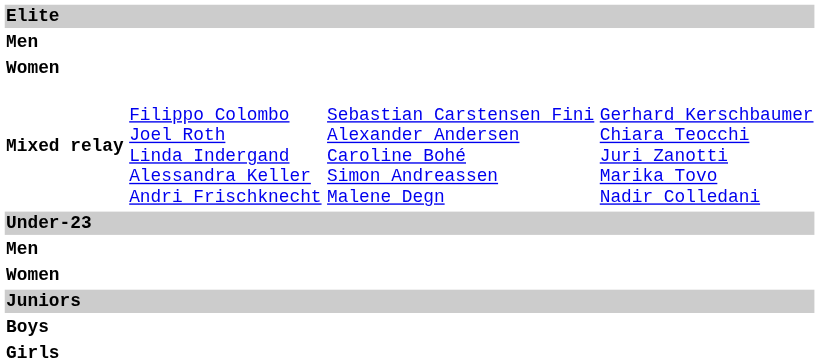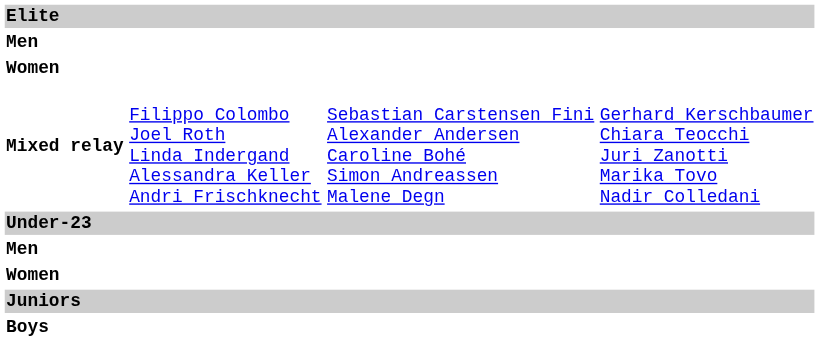- row: (33, 353)
